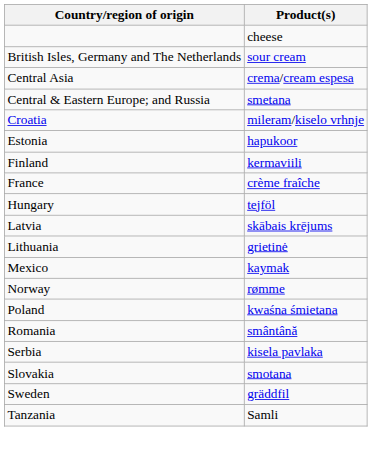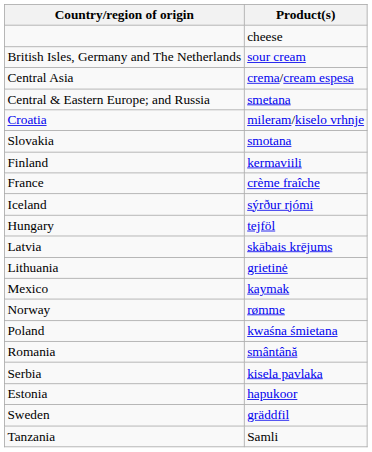rows swapped: (27, 141) <-> (31, 373)
+ row: (27, 204)
